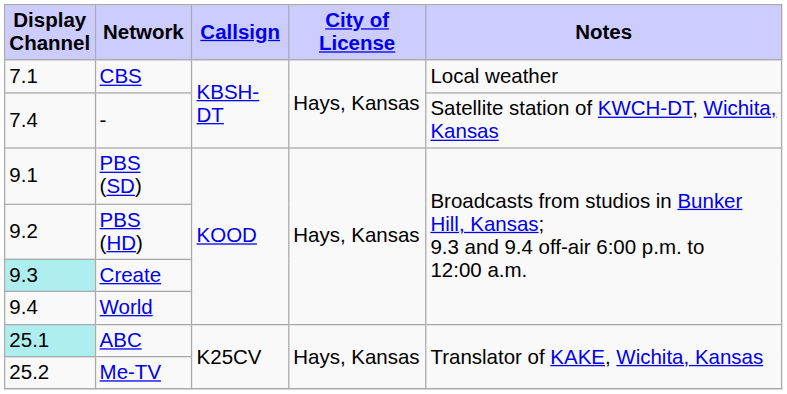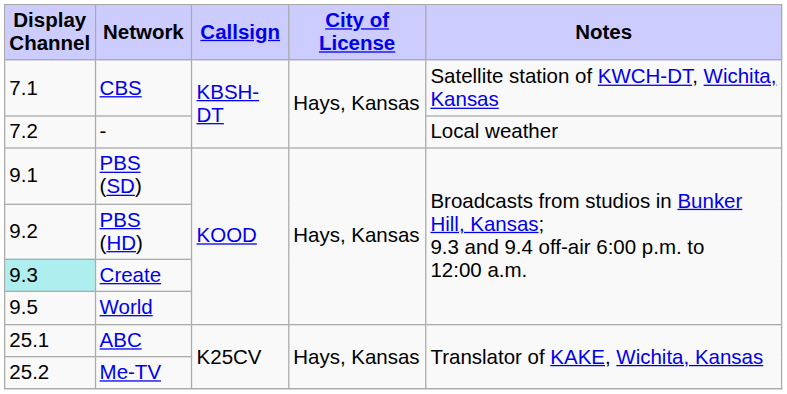(494, 76) Local weather -> (603, 87) Satellite station of KWCH-DT, Wichita, Kansas
(24, 120) 7.4 -> (24, 131) 7.2
(603, 120) Satellite station of KWCH-DT, Wichita, Kansas -> (494, 131) Local weather
(24, 307) 9.4 -> (24, 307) 9.5
(29, 340) paleturquoise background -> (29, 340) no background
